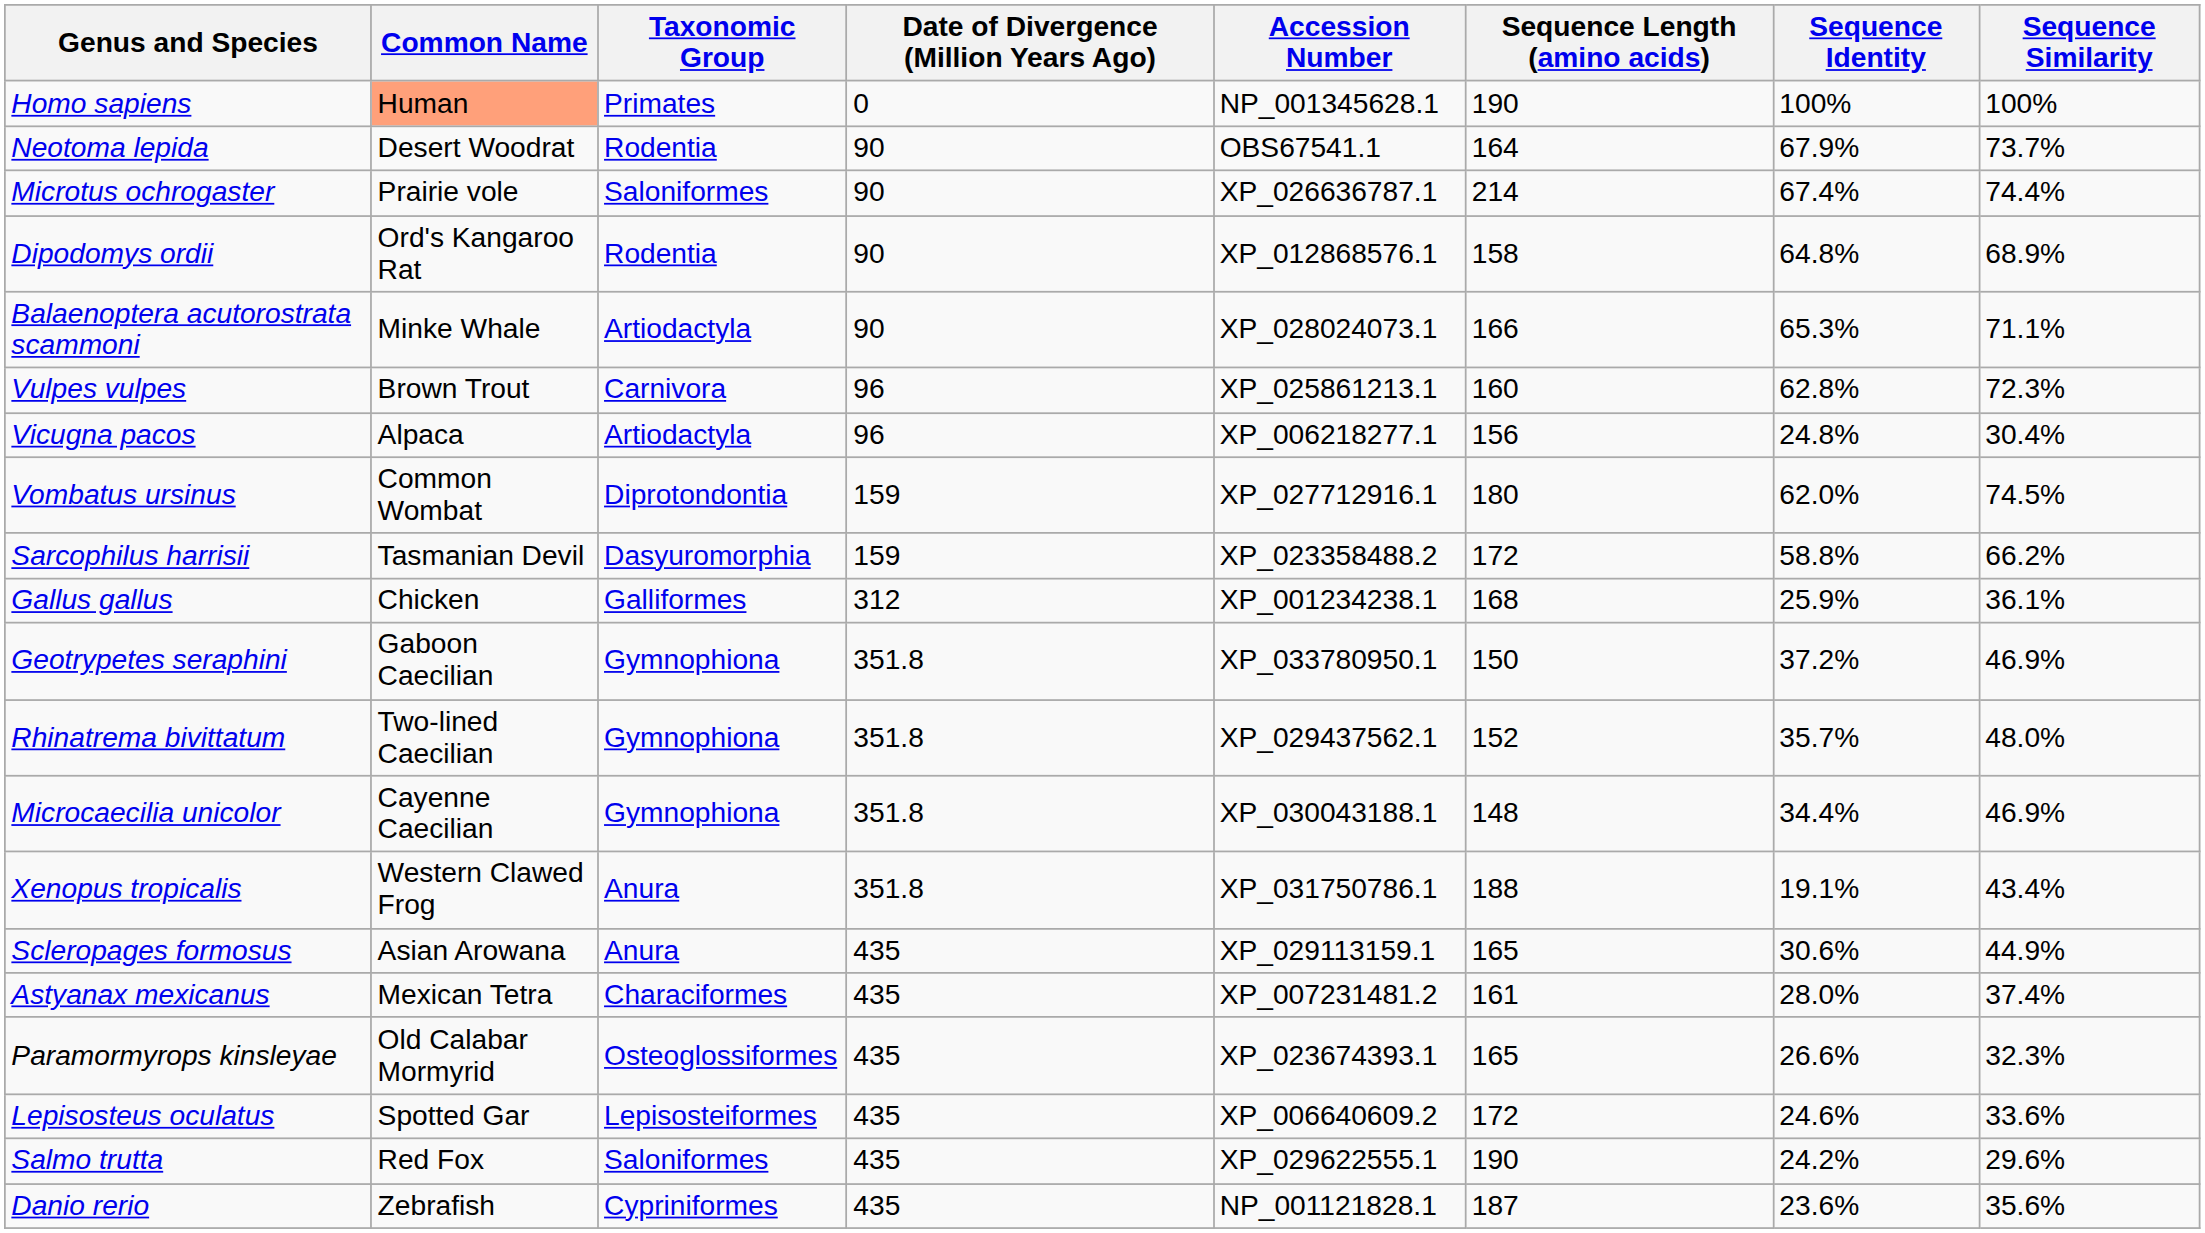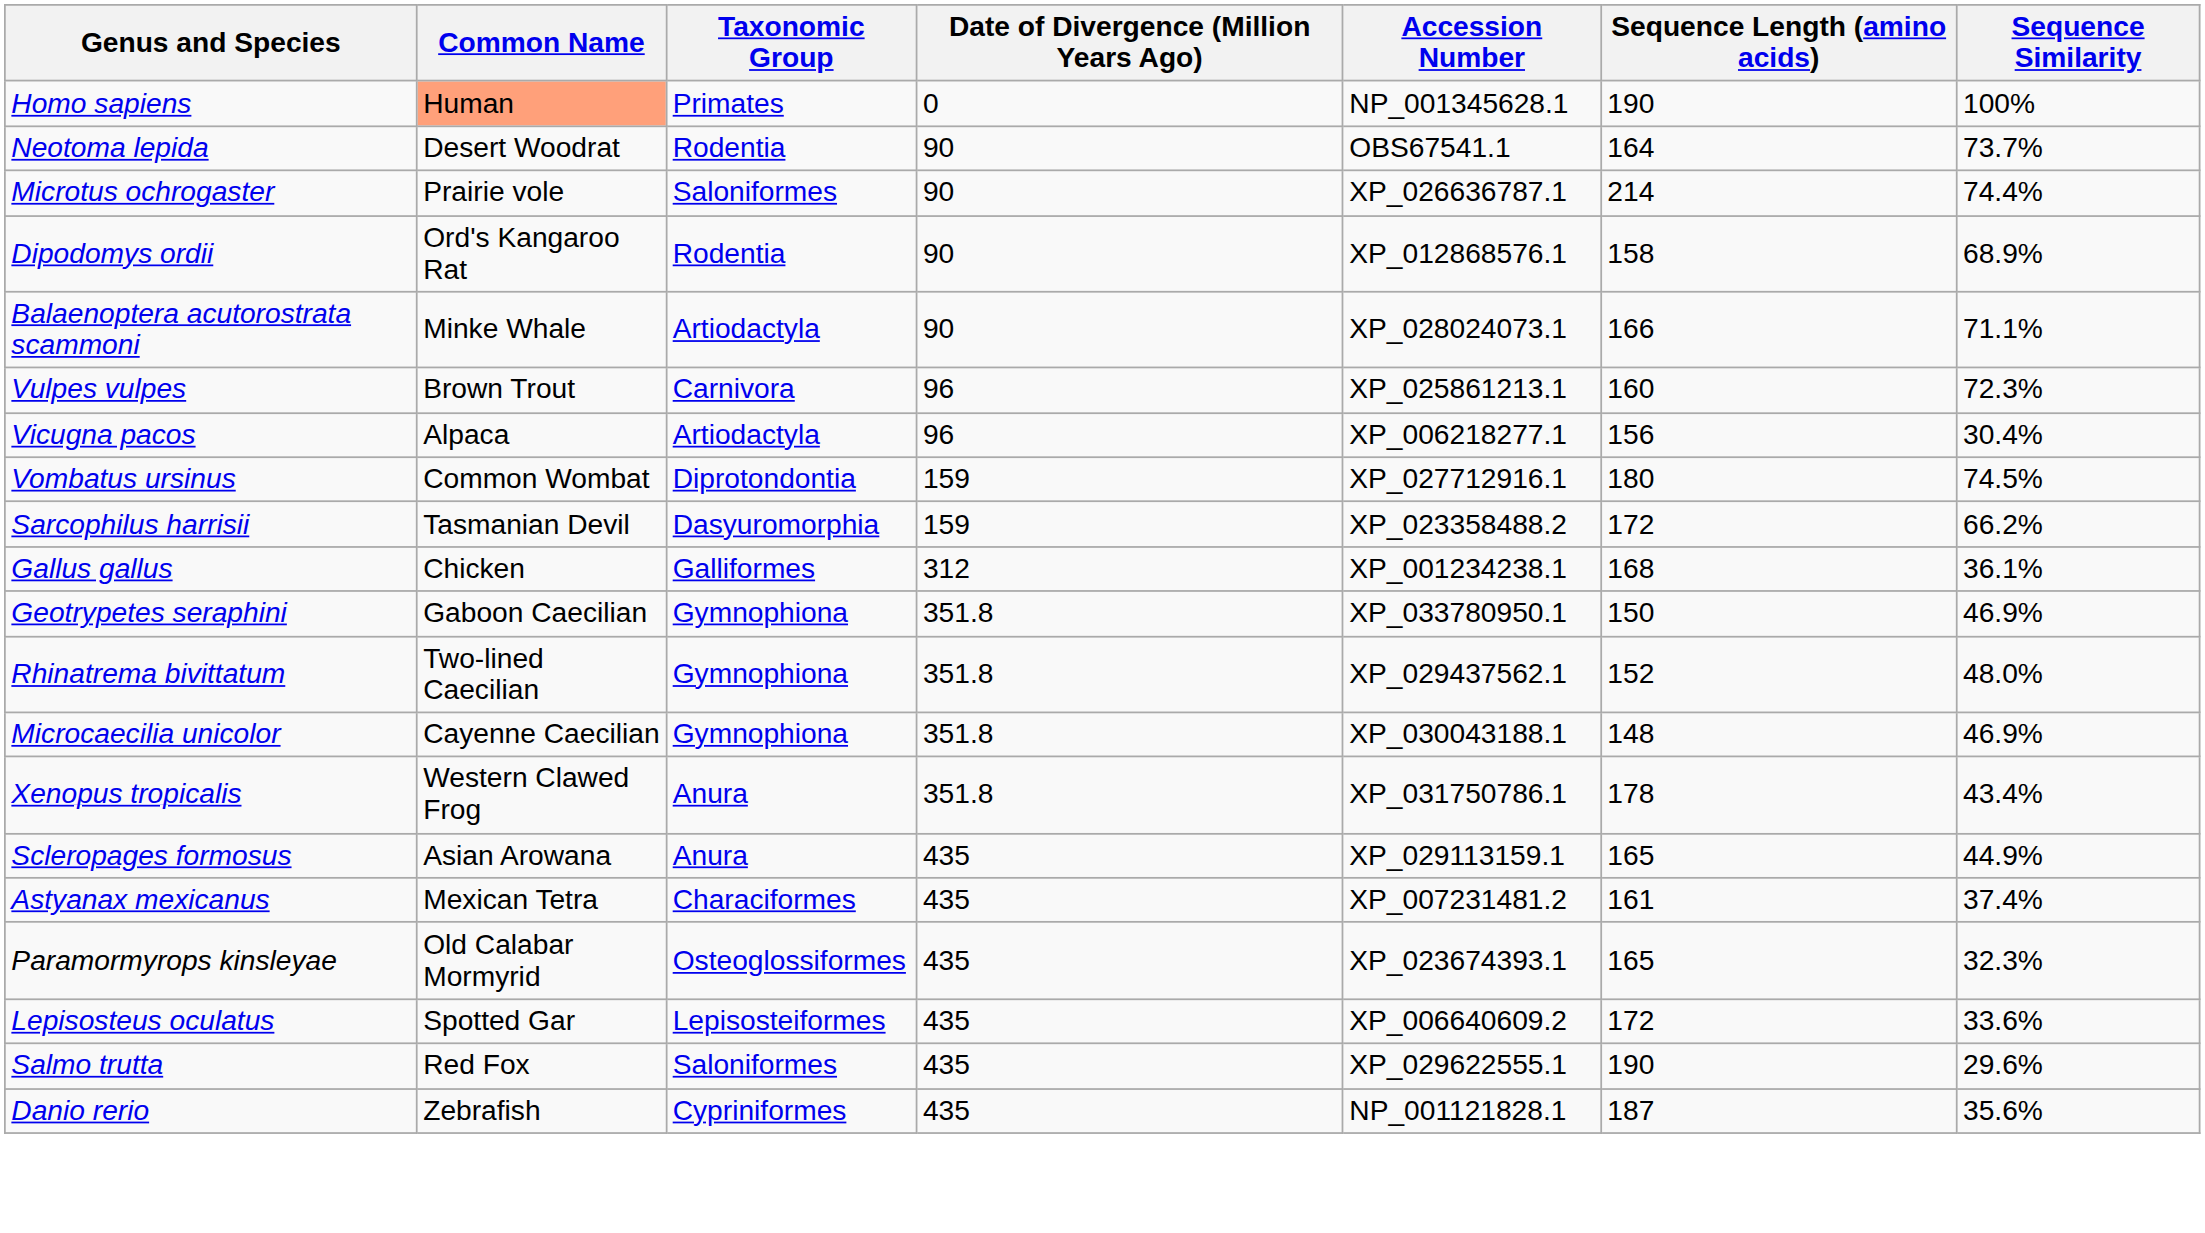- column: (1876, 42)
(1495, 889) 188 -> (1631, 794) 178
